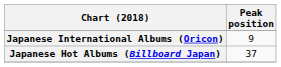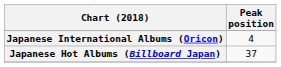(251, 39) 9 -> (251, 39) 4
